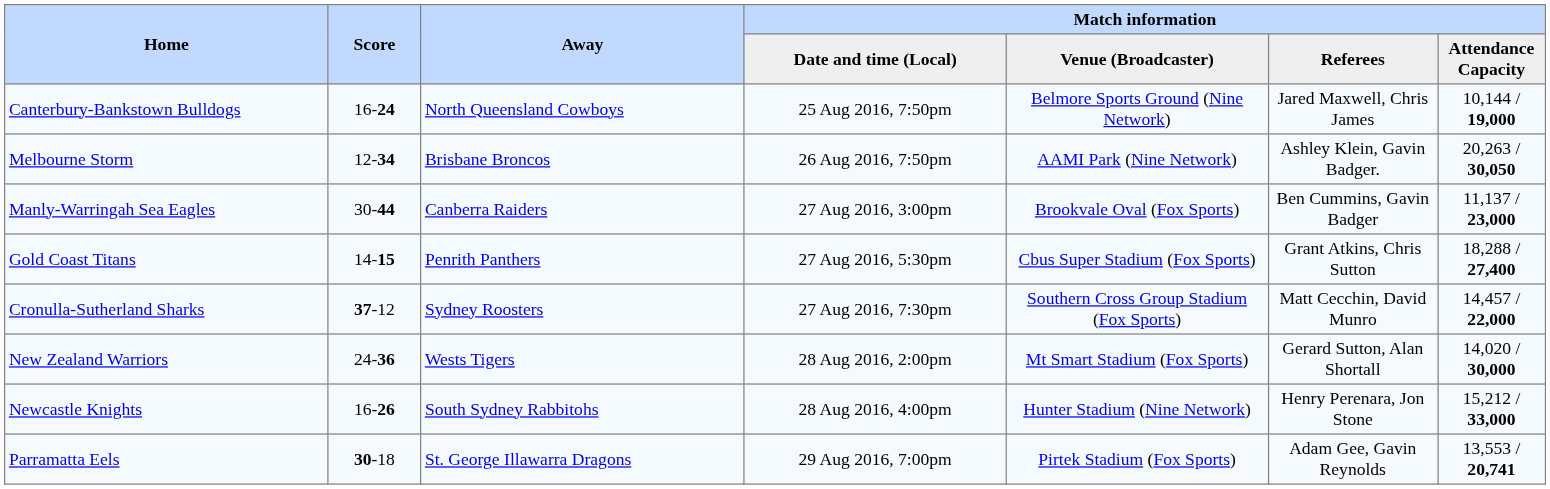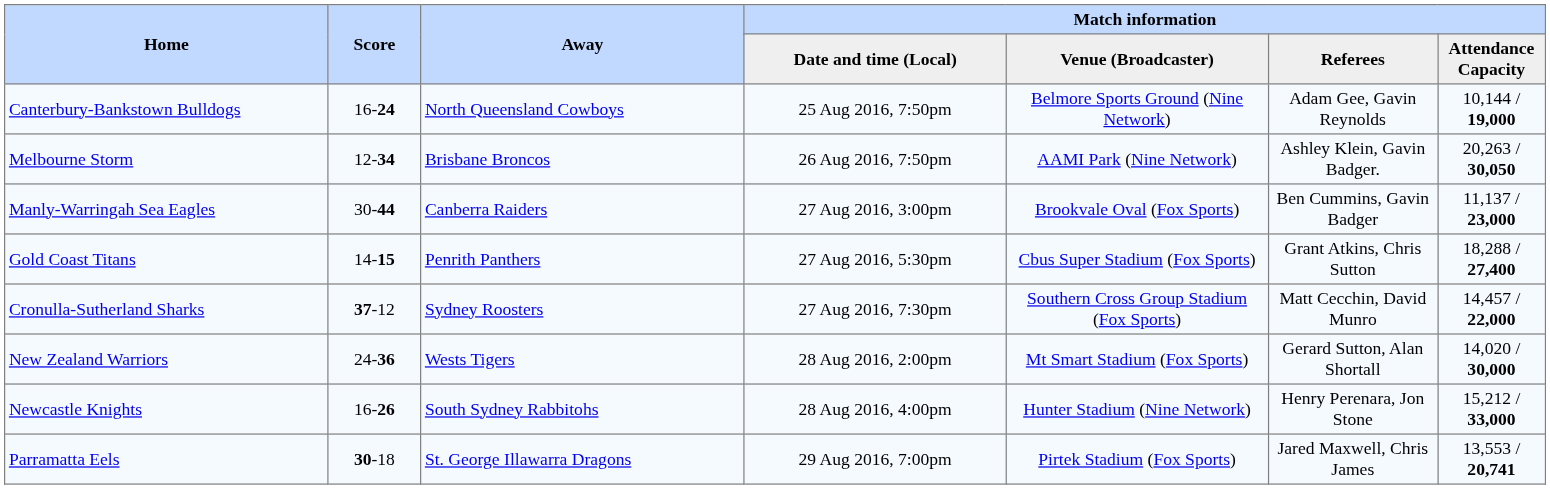(1353, 108) Jared Maxwell, Chris James -> (1353, 108) Adam Gee, Gavin Reynolds
(1353, 458) Adam Gee, Gavin Reynolds -> (1353, 458) Jared Maxwell, Chris James
